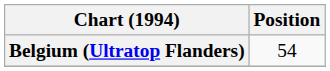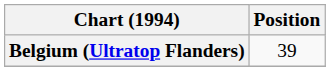(287, 50) 54 -> (287, 50) 39
